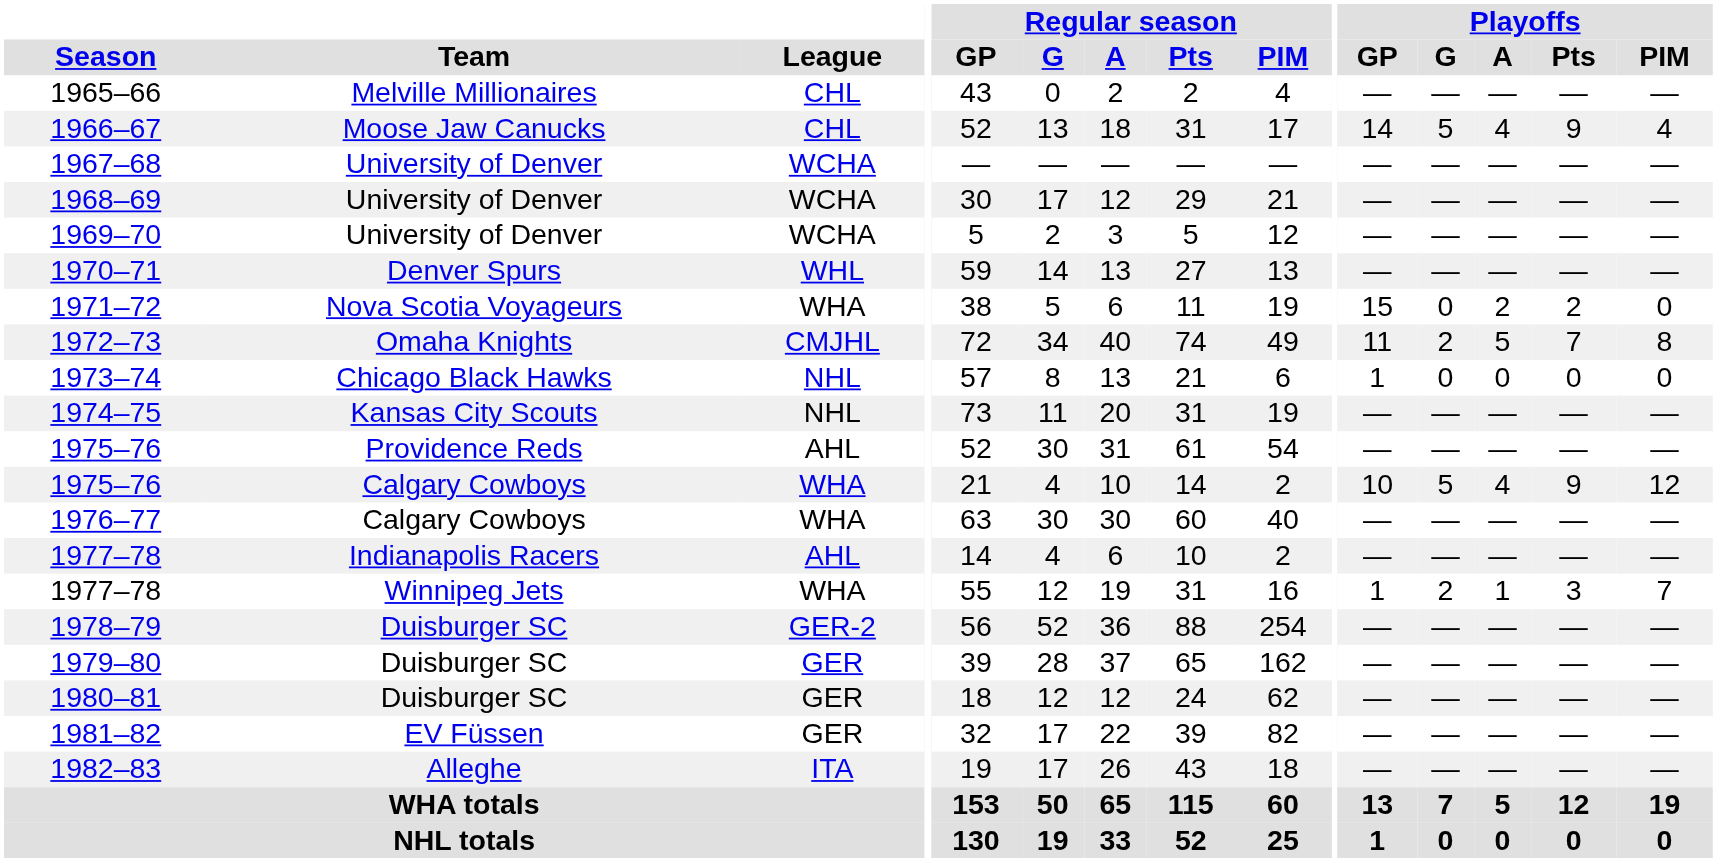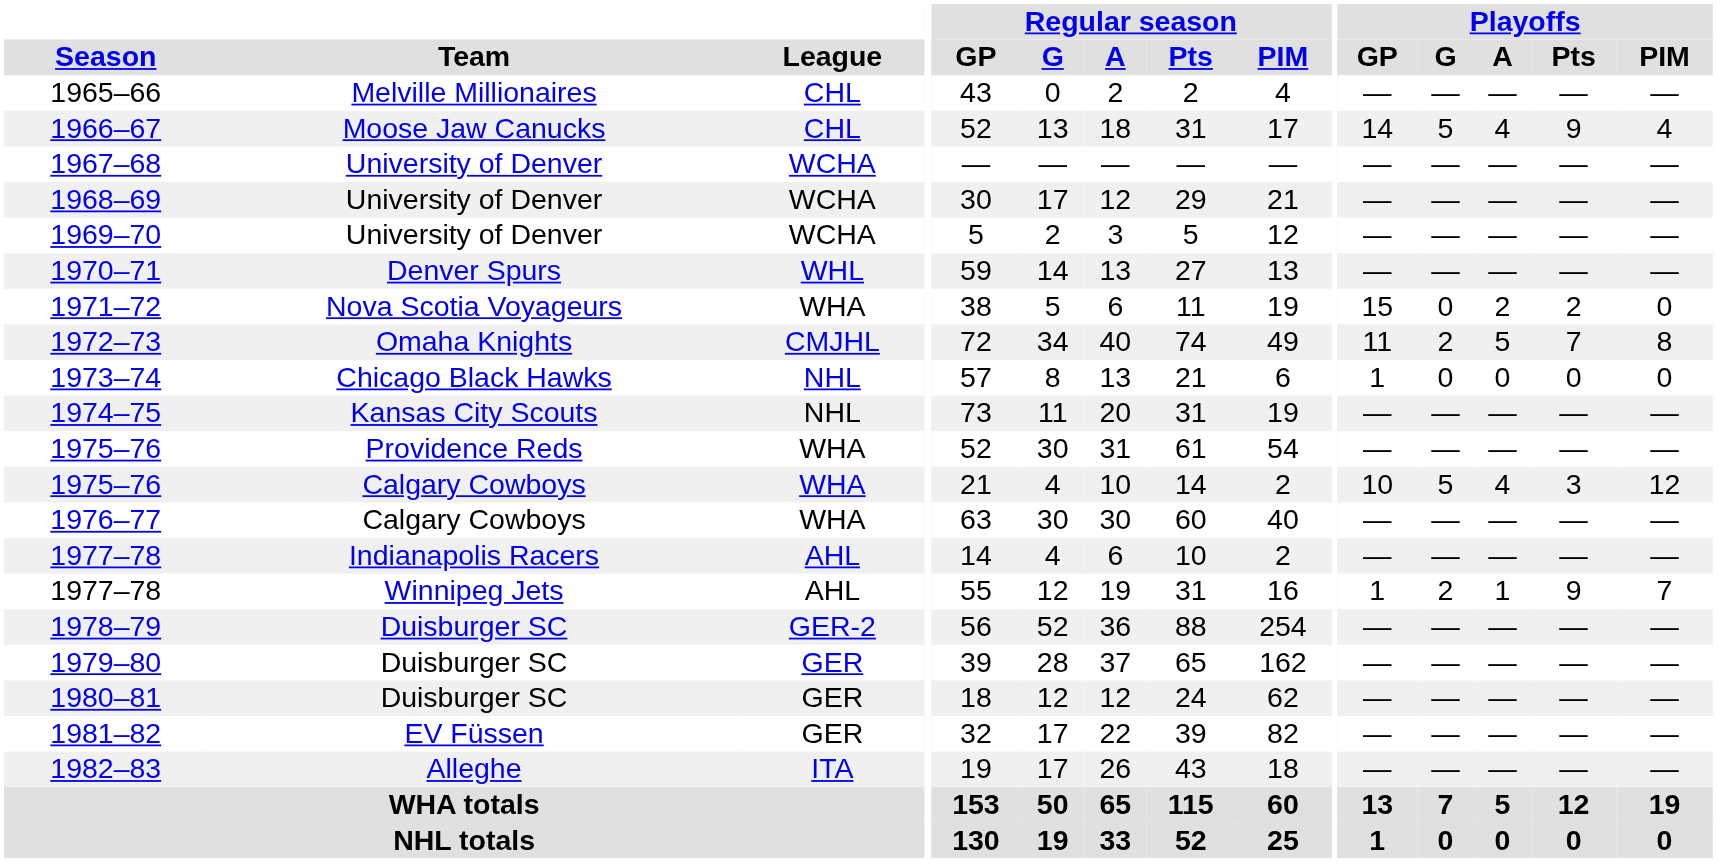(832, 448) AHL -> (832, 448) WHA
(1574, 484) 9 -> (1574, 484) 3
(832, 591) WHA -> (832, 591) AHL
(1574, 591) 3 -> (1574, 591) 9
